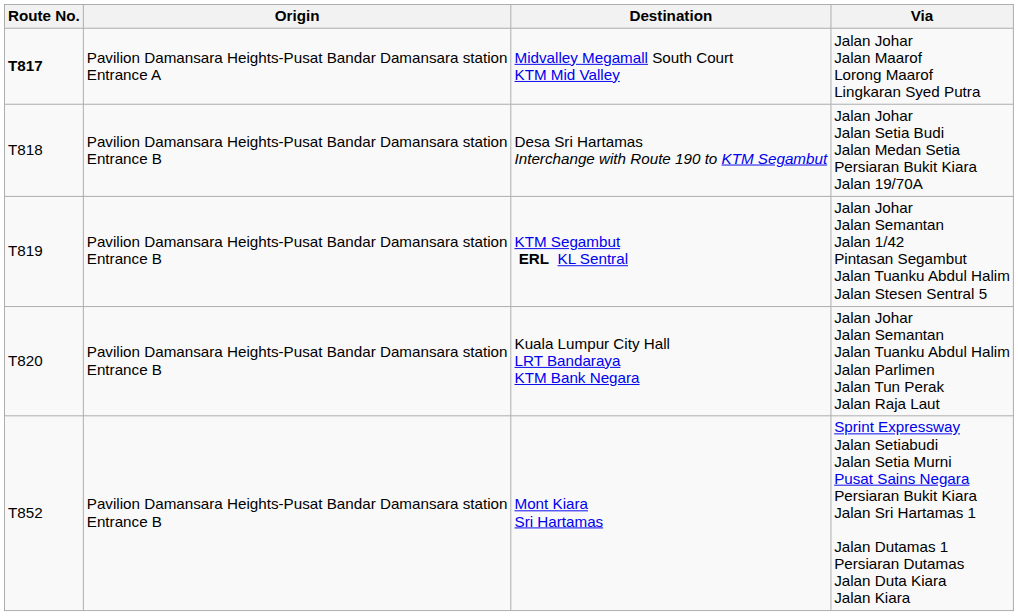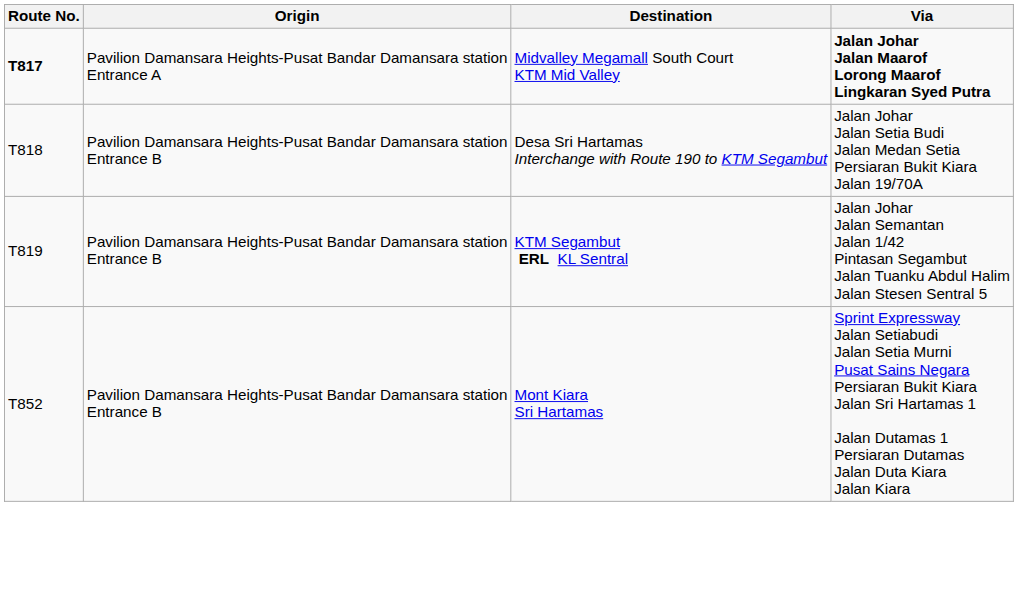(907, 66) normal -> (912, 66) bold
- row: (592, 360)
